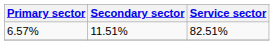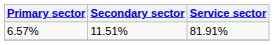(209, 31) 82.51% -> (209, 31) 81.91%
